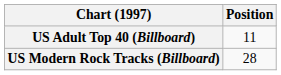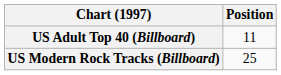(250, 59) 28 -> (250, 59) 25
